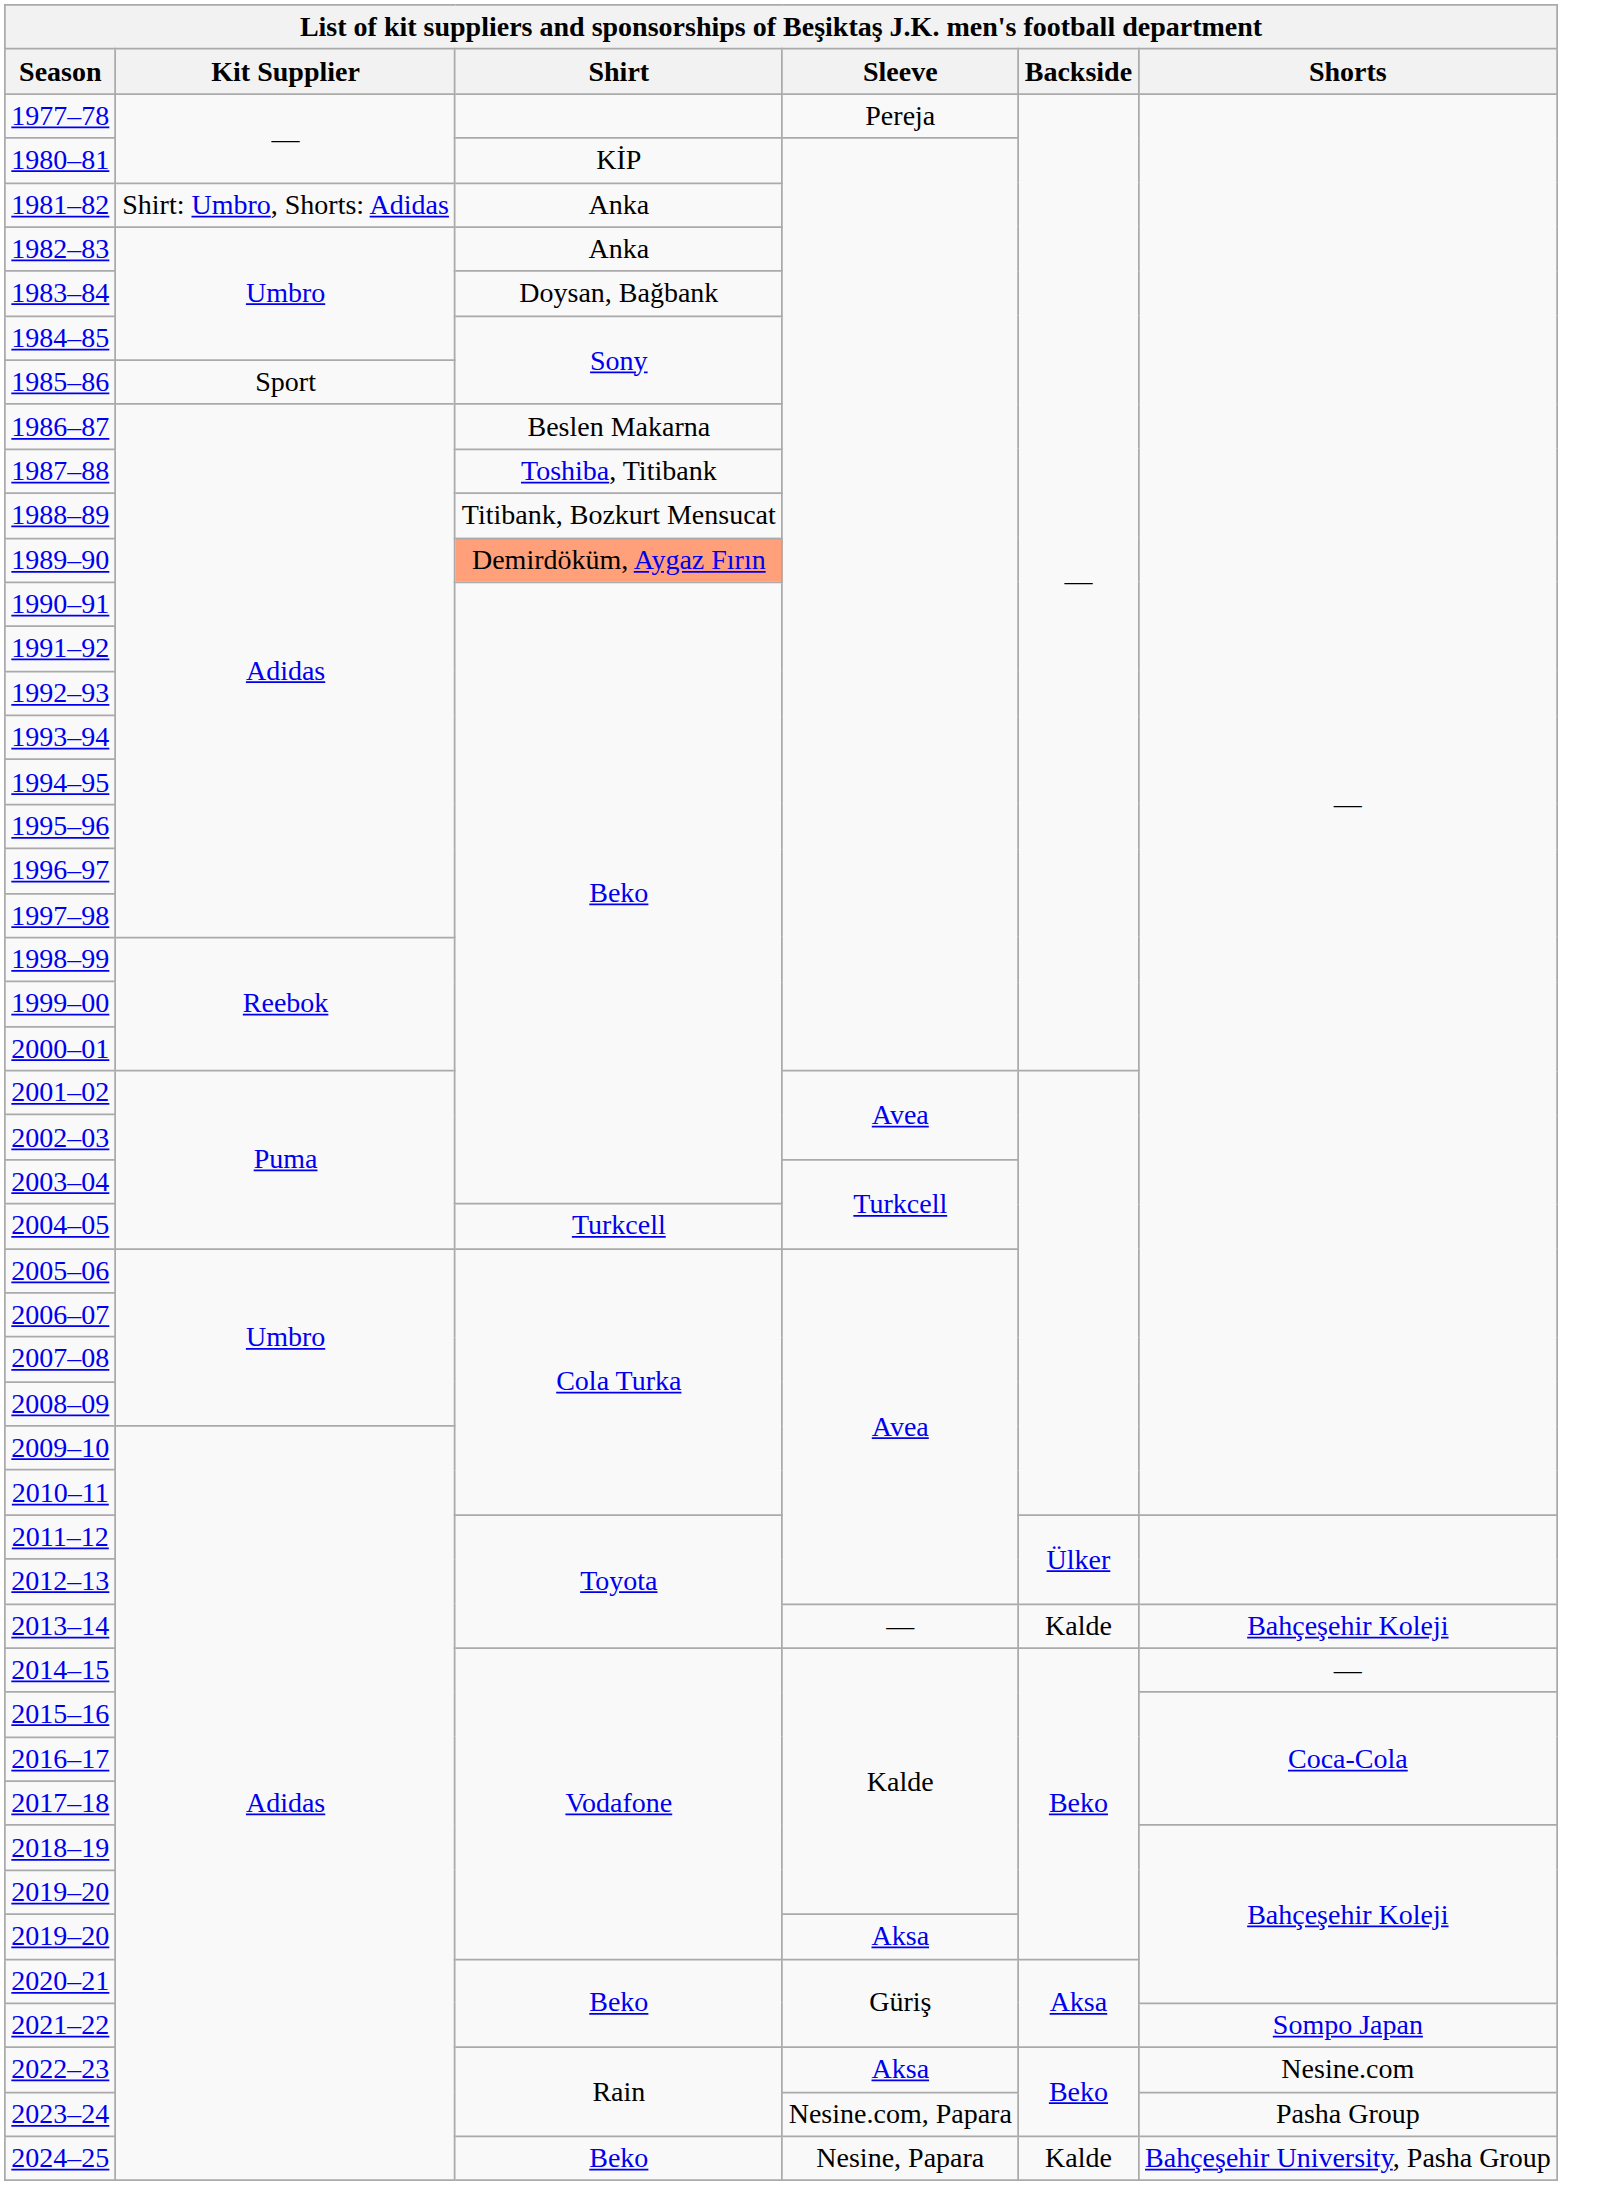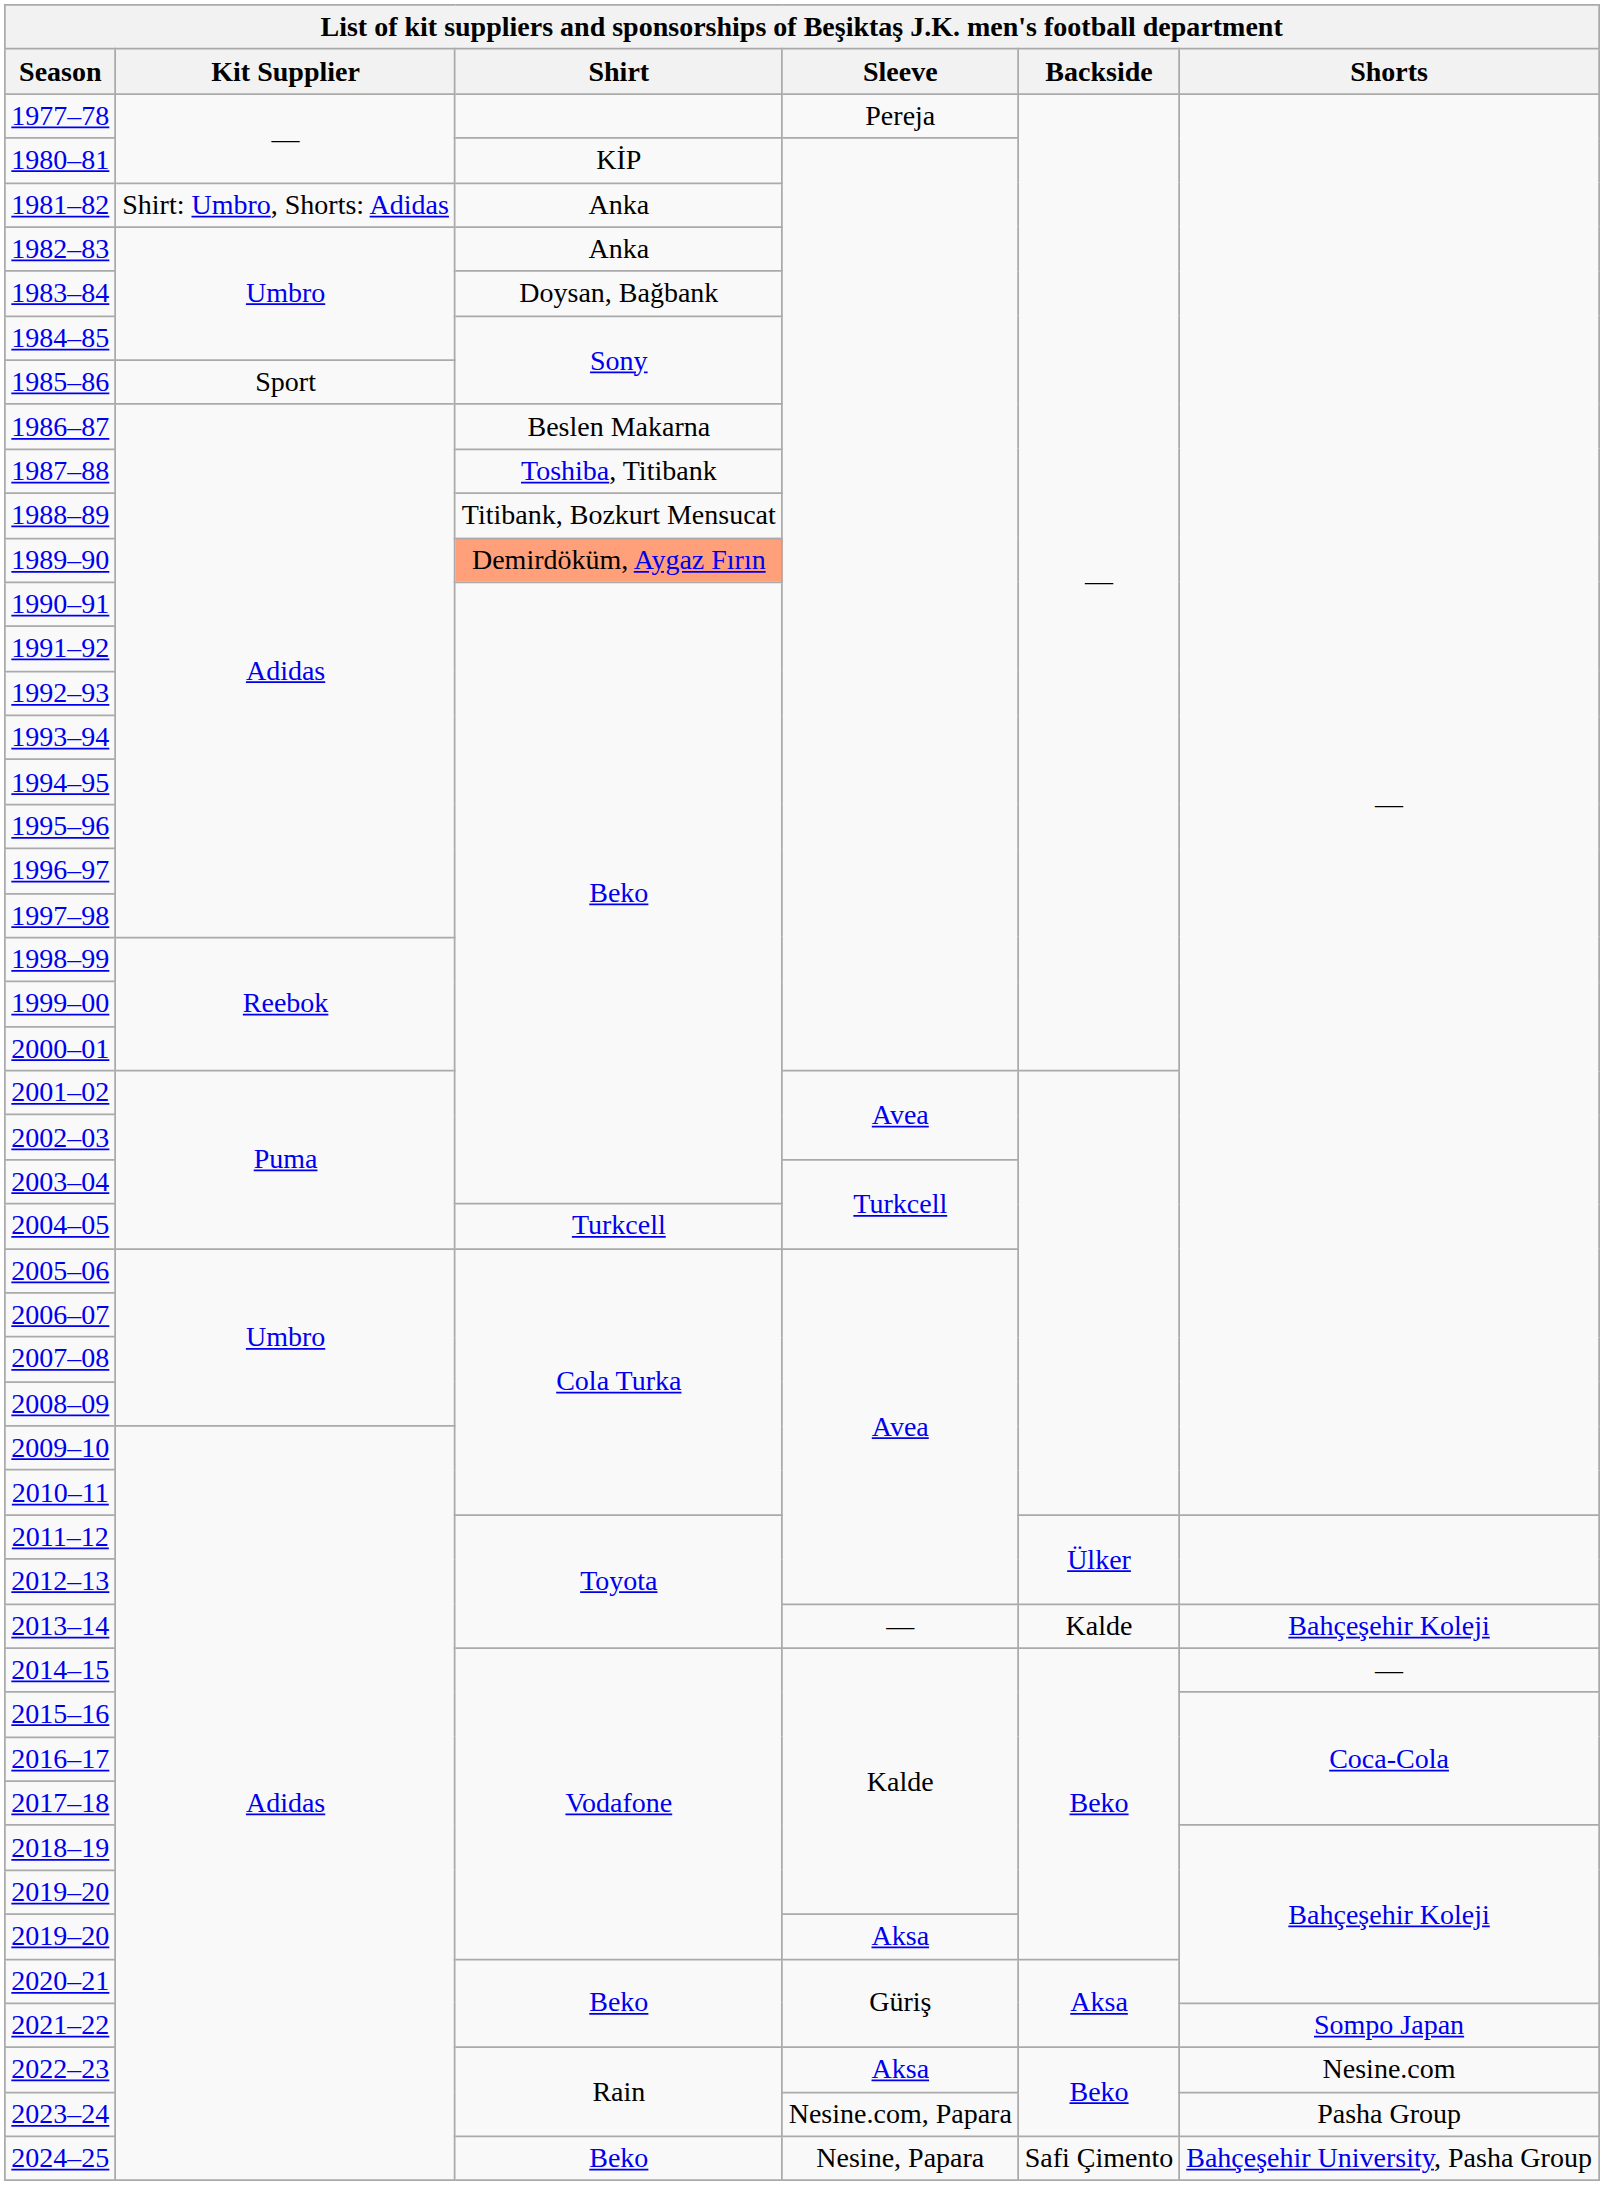(1078, 2158) Kalde -> (1099, 2158) Safi Çimento
